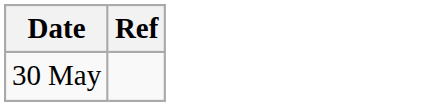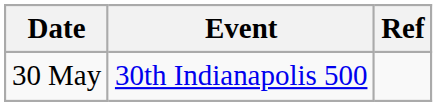+ column: (241, 27)
